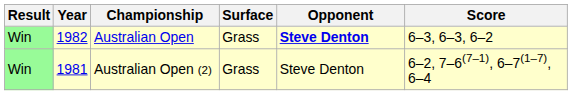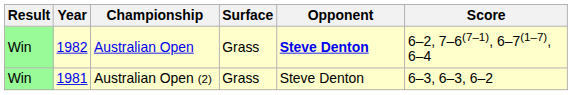(450, 37) 6–3, 6–3, 6–2 -> (480, 47) 6–2, 7–6(7–1), 6–7(1–7), 6–4
(480, 69) 6–2, 7–6(7–1), 6–7(1–7), 6–4 -> (450, 79) 6–3, 6–3, 6–2
